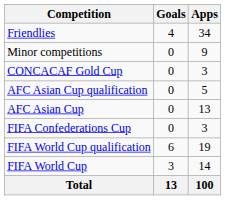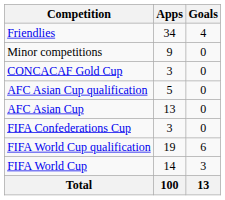columns swapped: (204, 14) <-> (171, 14)
